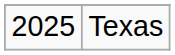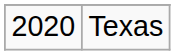(43, 27) 2025 -> (43, 27) 2020
